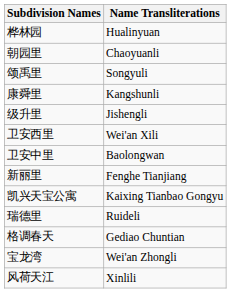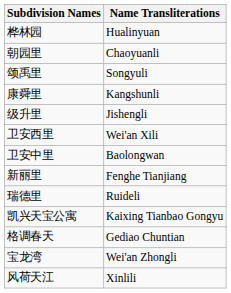rows swapped: (24, 216) <-> (42, 196)
